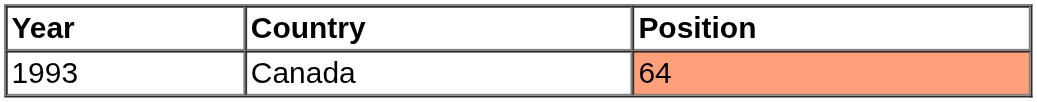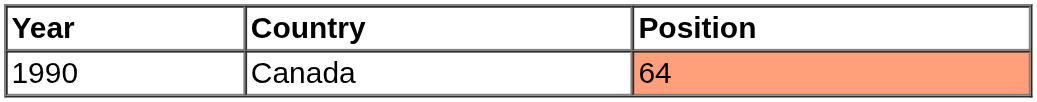(45, 72) 1993 -> (45, 72) 1990
